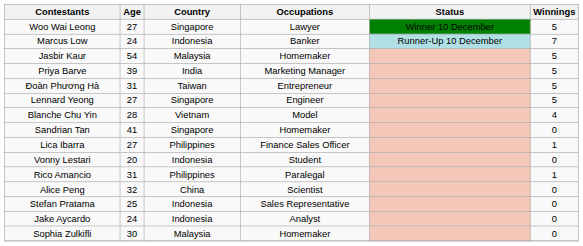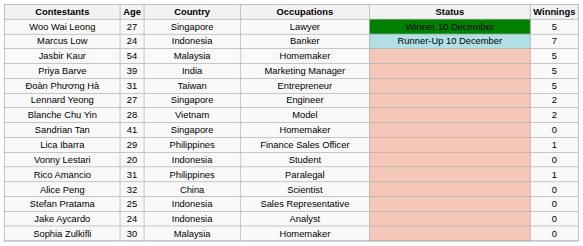(554, 101) 5 -> (554, 101) 2
(554, 116) 4 -> (554, 116) 2
(132, 145) 27 -> (132, 145) 29
